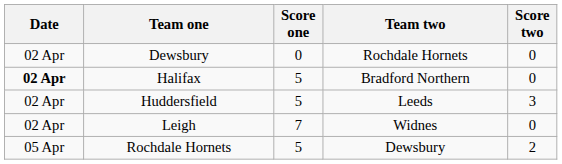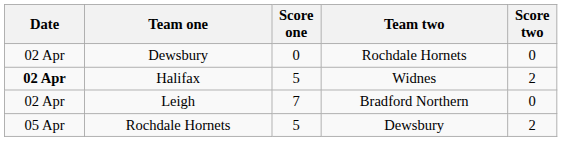(415, 78) Bradford Northern -> (414, 78) Widnes
(532, 78) 0 -> (532, 78) 2
- row: (179, 101)
(415, 124) Widnes -> (414, 101) Bradford Northern
